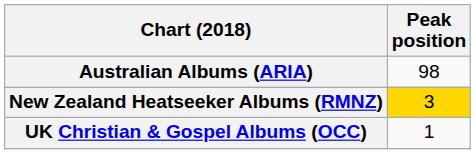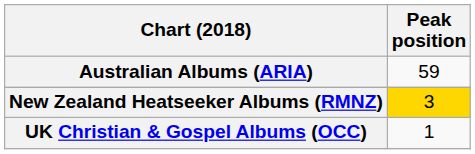(429, 71) 98 -> (429, 71) 59
